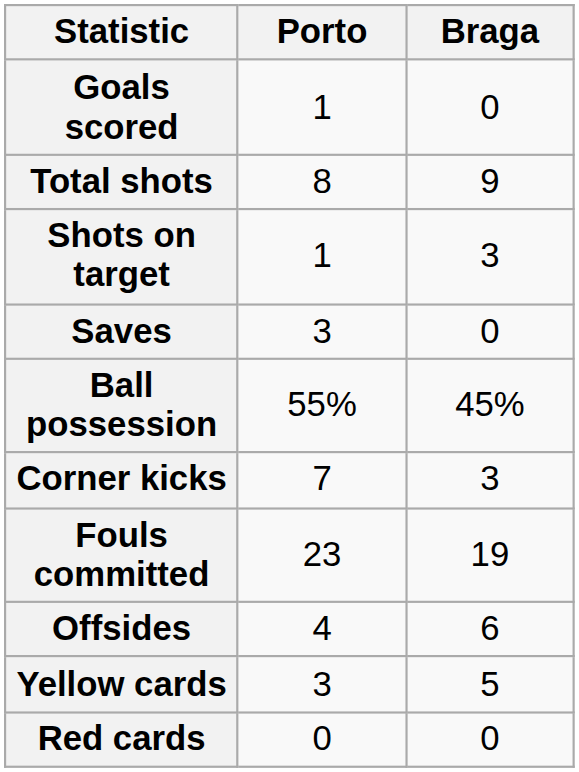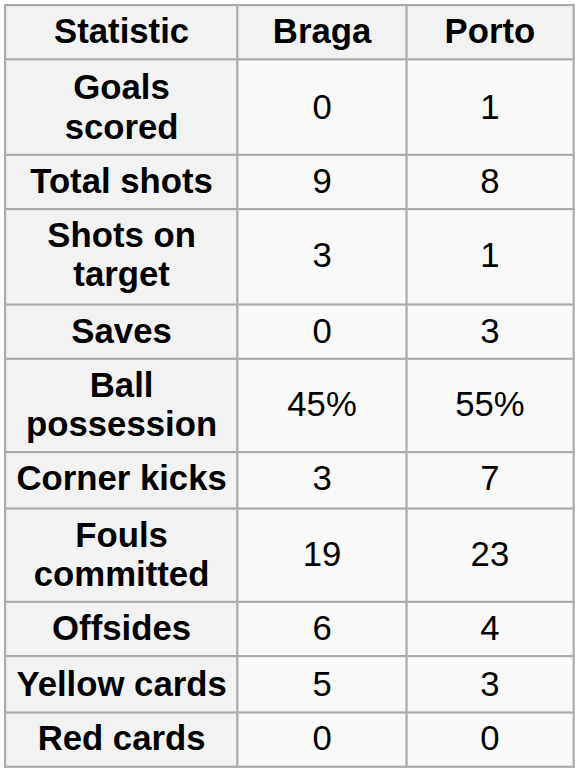columns swapped: (322, 32) <-> (490, 32)
